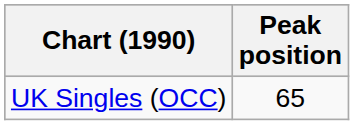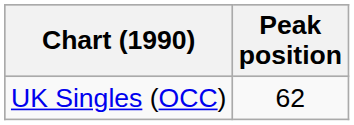(290, 97) 65 -> (290, 97) 62
